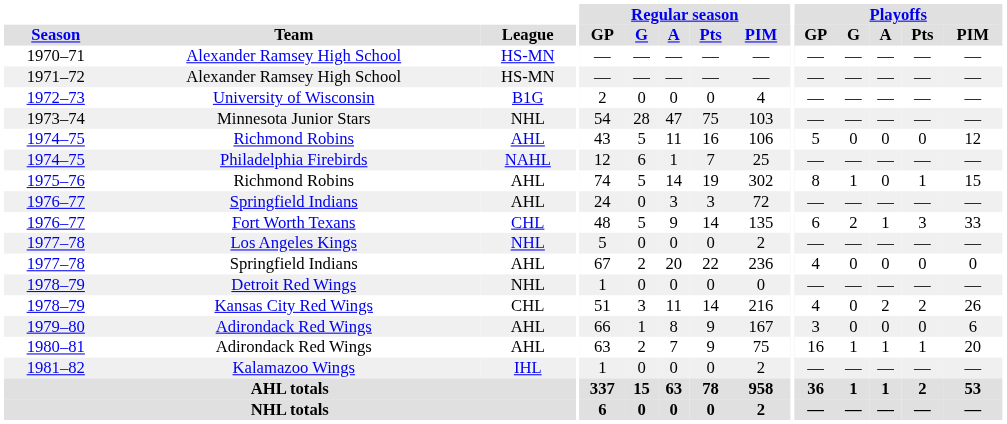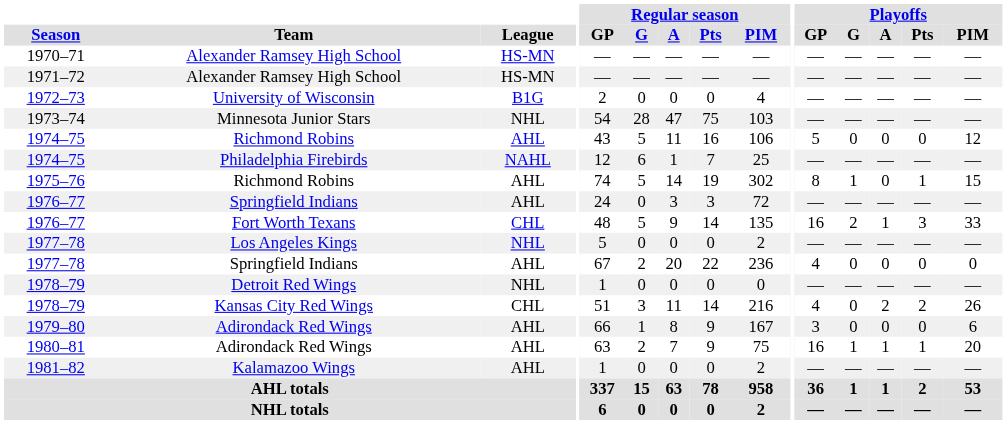(816, 222) 6 -> (816, 222) 16
(528, 367) IHL -> (528, 367) AHL
